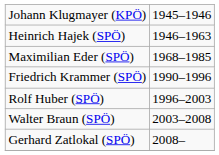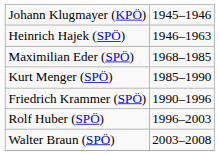+ row: (61, 77)
- row: (72, 139)
